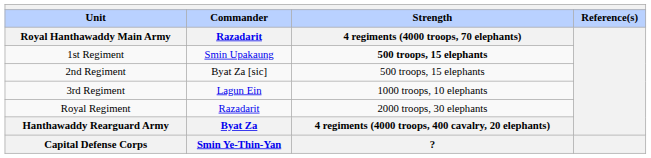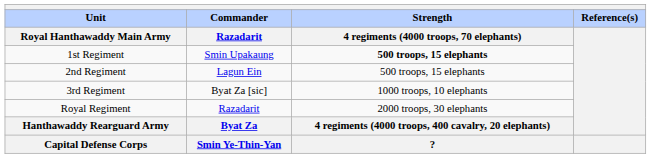(239, 72) Byat Za [sic] -> (239, 72) Lagun Ein
(239, 90) Lagun Ein -> (239, 90) Byat Za [sic]
